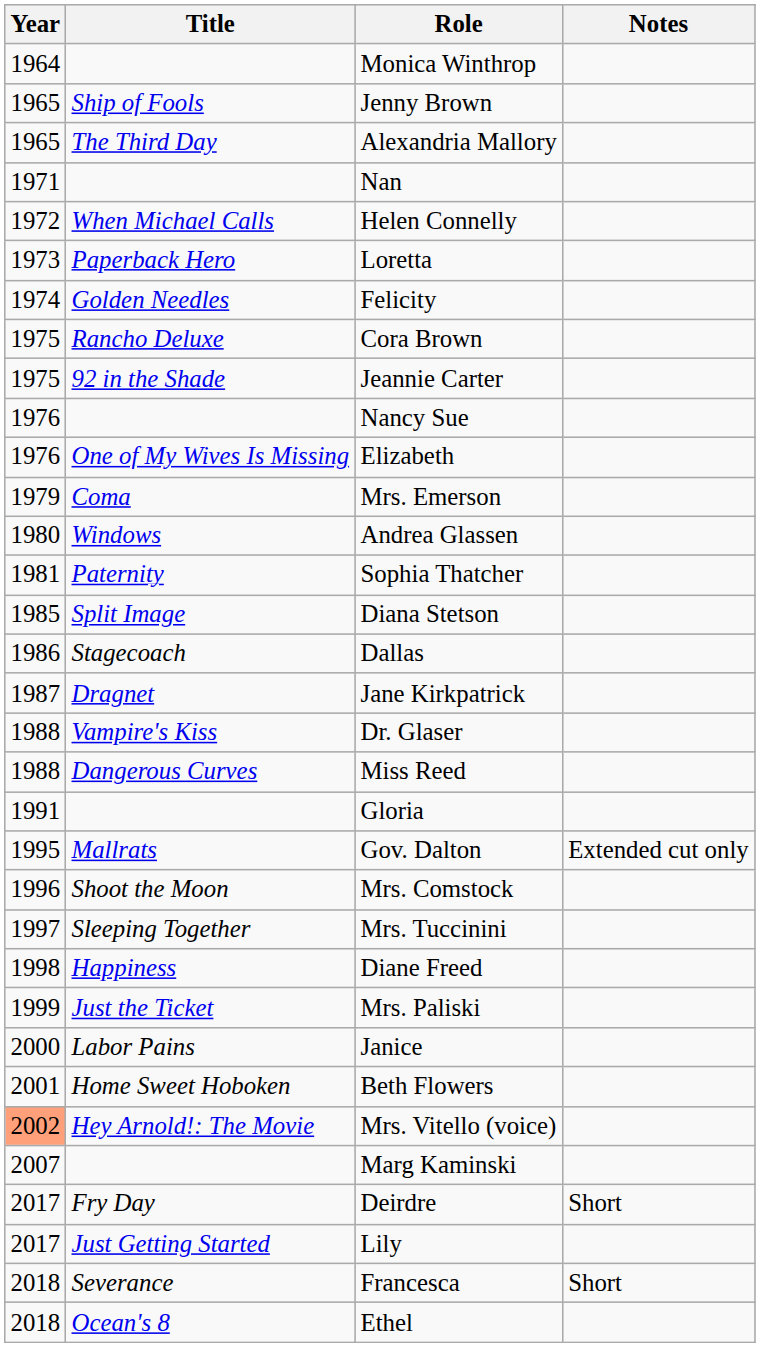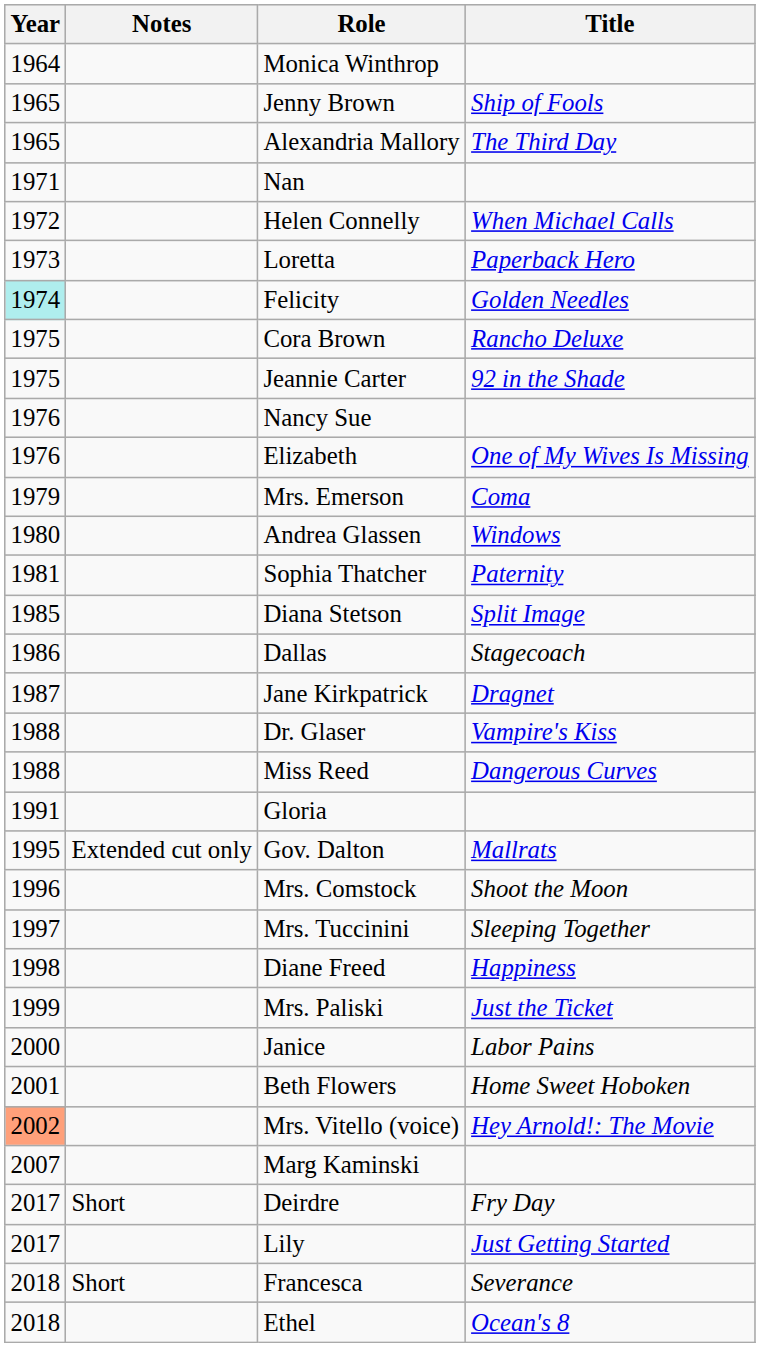columns swapped: (210, 24) <-> (658, 24)
(35, 299) no background -> (35, 299) paleturquoise background
